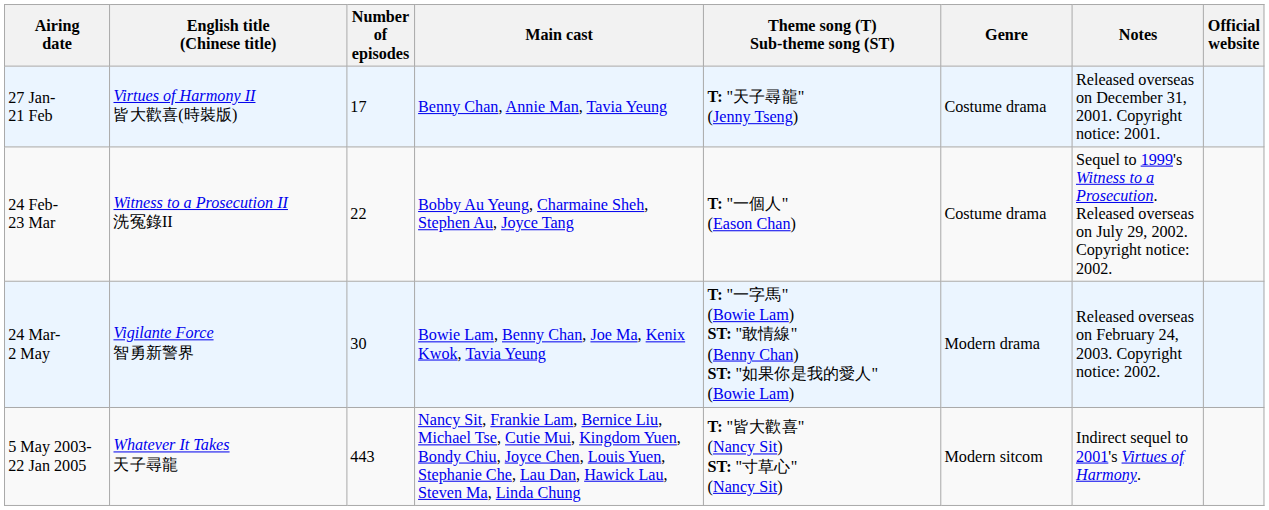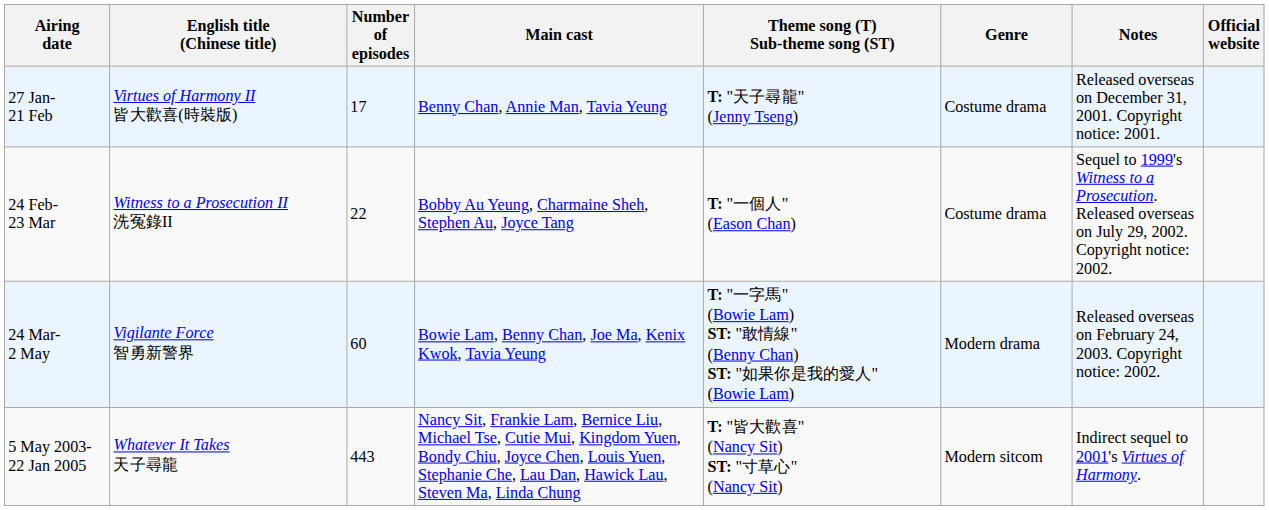(358, 344) 30 -> (358, 344) 60
